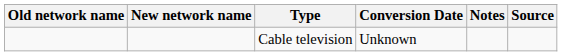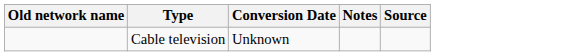- column: (191, 16)
